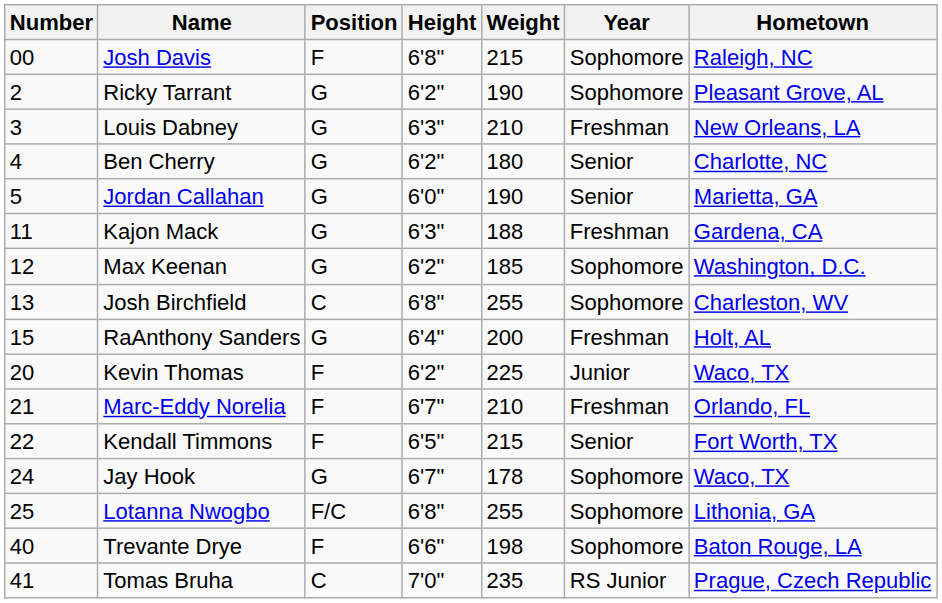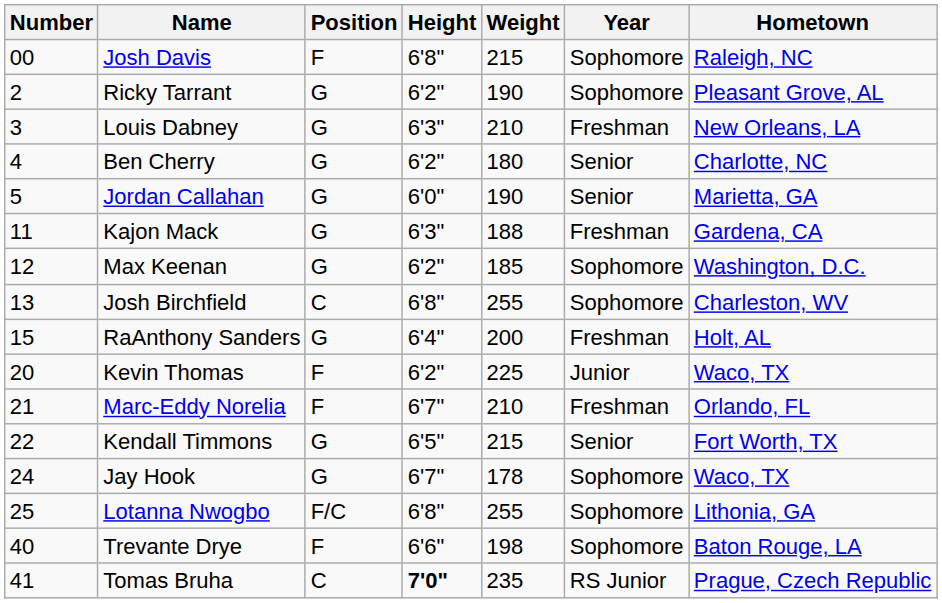(317, 441) F -> (319, 441) G
(426, 581) normal -> (428, 581) bold
